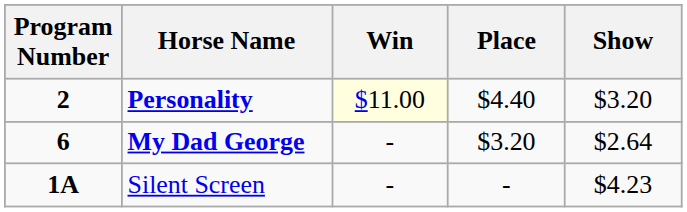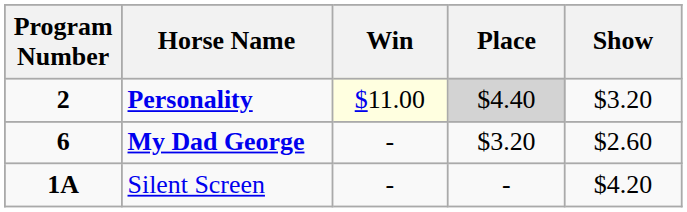(506, 99) no background -> (506, 99) lightgrey background
(623, 142) $2.64 -> (623, 142) $2.60
(623, 185) $4.23 -> (623, 185) $4.20
